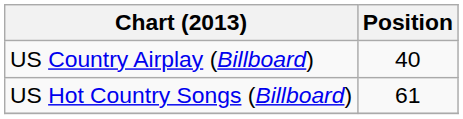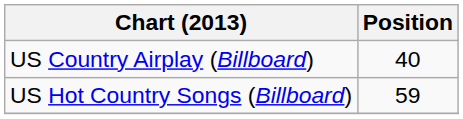(408, 95) 61 -> (408, 95) 59
